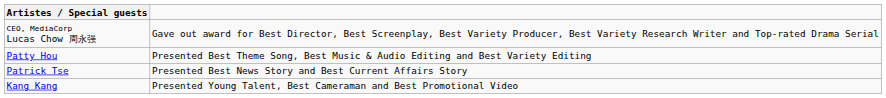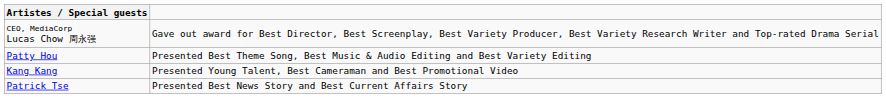rows swapped: (32, 86) <-> (38, 71)
